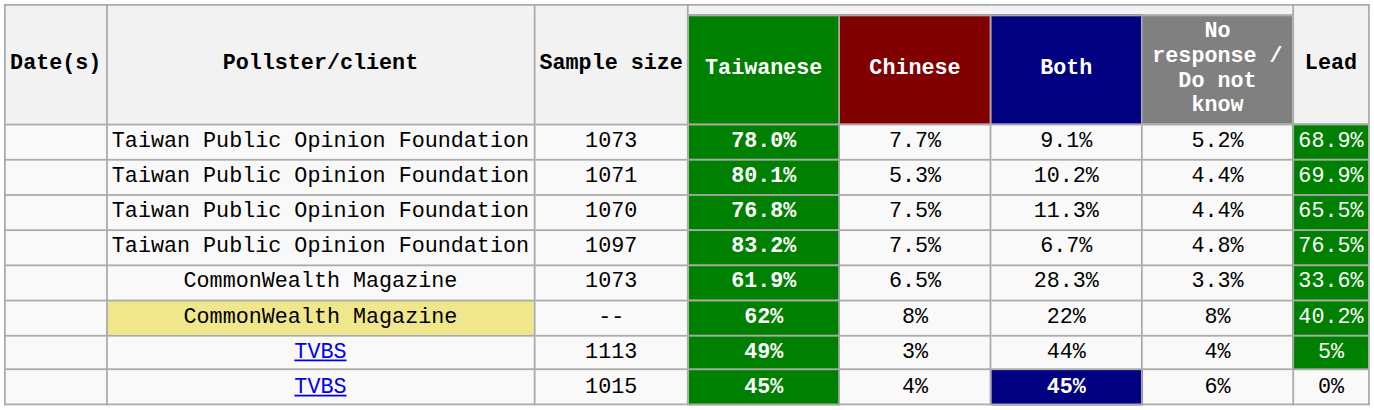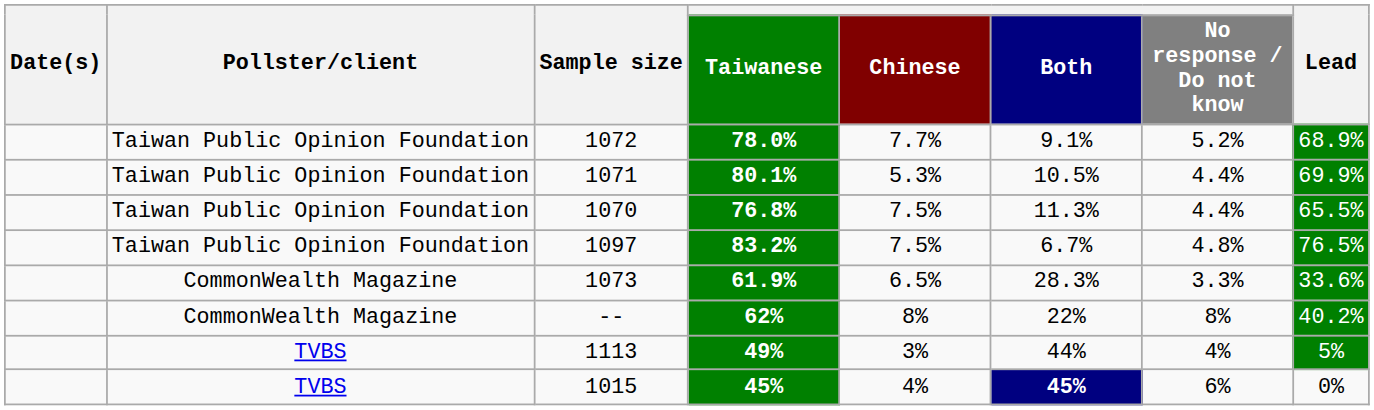(611, 142) 1073 -> (611, 142) 1072
(1066, 177) 10.2% -> (1066, 177) 10.5%
(320, 318) khaki background -> (320, 318) no background
